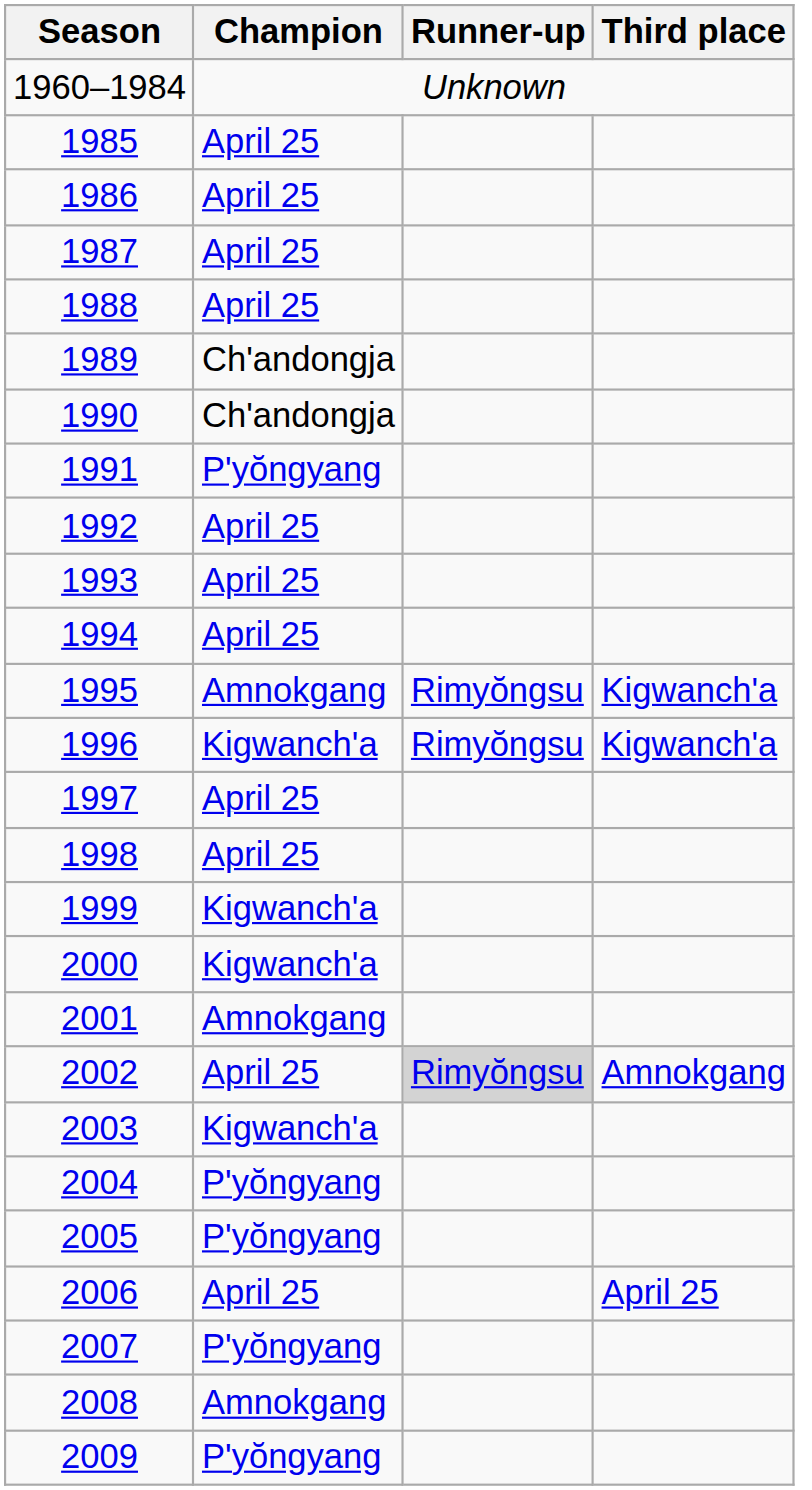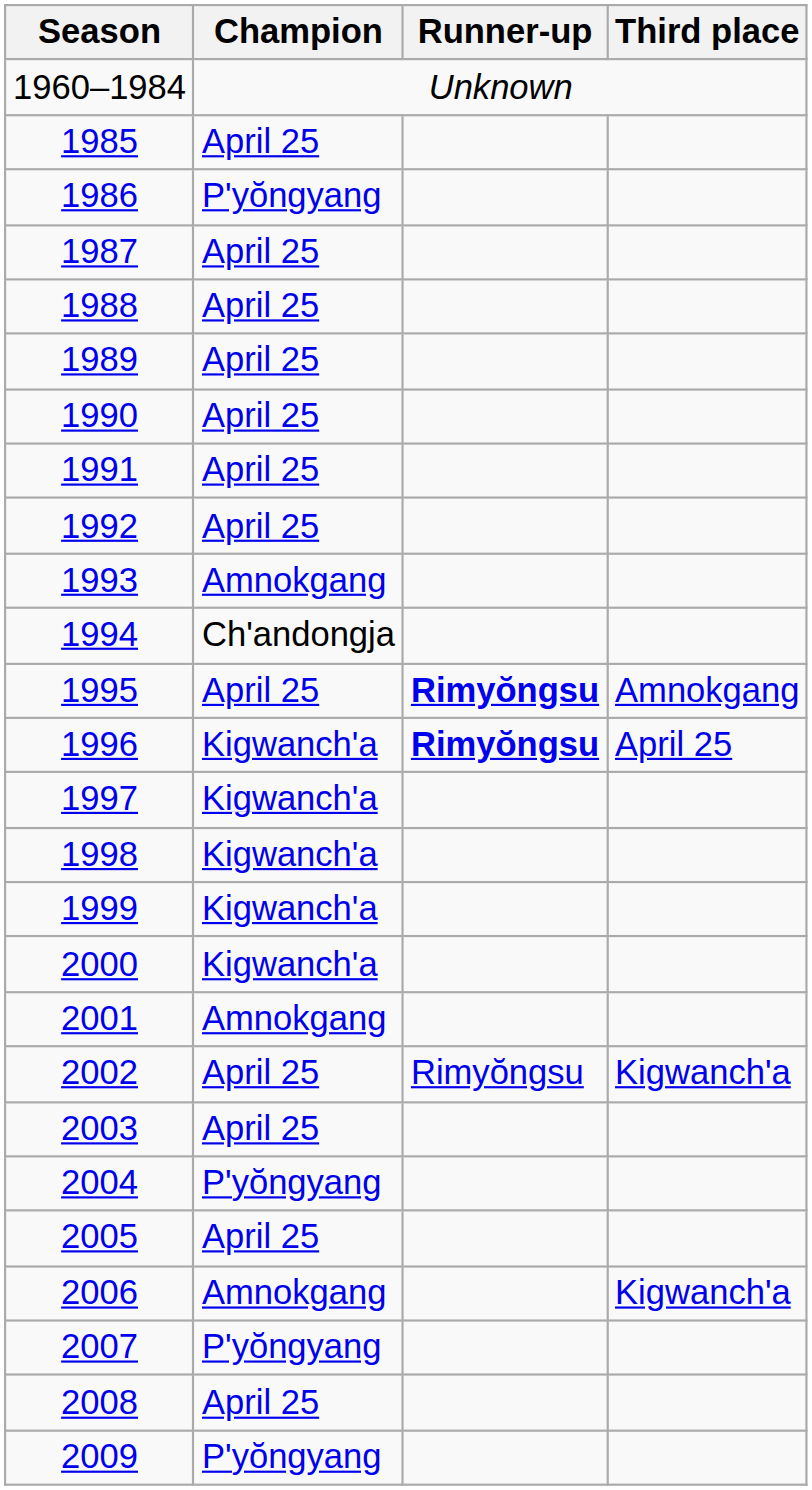(261, 196) April 25 -> (292, 196) P'yŏngyang
(298, 360) Ch'andongja -> (261, 360) April 25
(298, 415) Ch'andongja -> (261, 415) April 25
(292, 470) P'yŏngyang -> (261, 470) April 25
(261, 580) April 25 -> (294, 580) Amnokgang
(261, 634) April 25 -> (298, 634) Ch'andongja
(294, 689) Amnokgang -> (261, 689) April 25
(497, 689) normal -> (505, 689) bold
(689, 689) Kigwanch'a -> (707, 689) Amnokgang
(497, 744) normal -> (505, 744) bold
(689, 744) Kigwanch'a -> (674, 744) April 25
(261, 799) April 25 -> (290, 799) Kigwanch'a
(261, 854) April 25 -> (290, 854) Kigwanch'a
(497, 1073) lightgrey background -> (497, 1073) no background
(694, 1073) Amnokgang -> (703, 1073) Kigwanch'a
(290, 1128) Kigwanch'a -> (261, 1128) April 25
(292, 1237) P'yŏngyang -> (261, 1237) April 25
(261, 1292) April 25 -> (294, 1292) Amnokgang
(660, 1292) April 25 -> (703, 1292) Kigwanch'a
(294, 1402) Amnokgang -> (261, 1402) April 25
